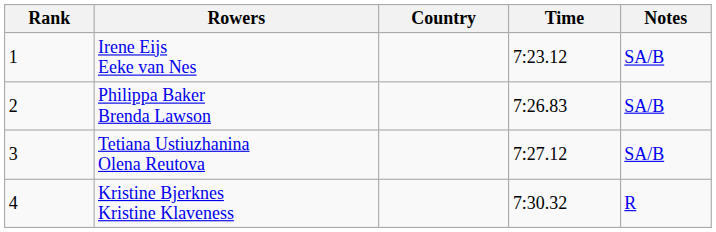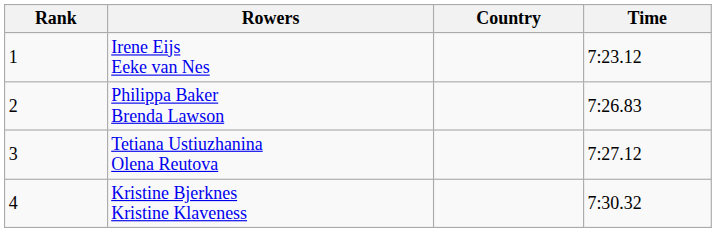- column: (666, 18)
